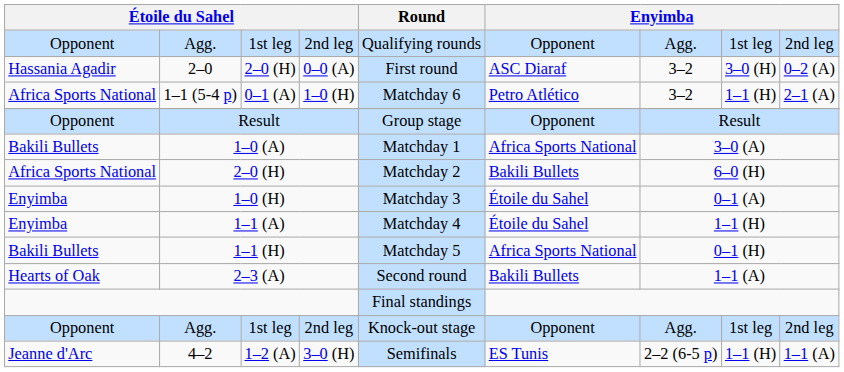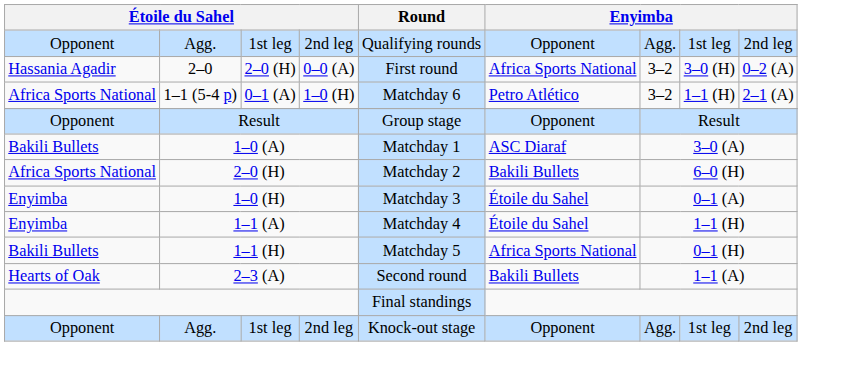(527, 69) ASC Diaraf -> (563, 69) Africa Sports National
(563, 146) Africa Sports National -> (527, 146) ASC Diaraf
- row: (200, 353)
